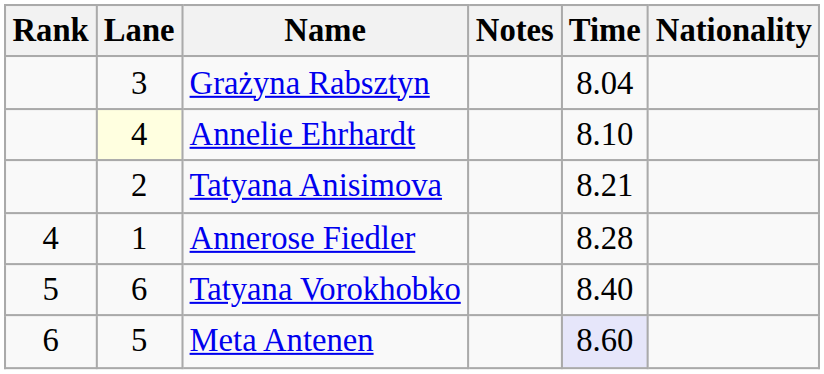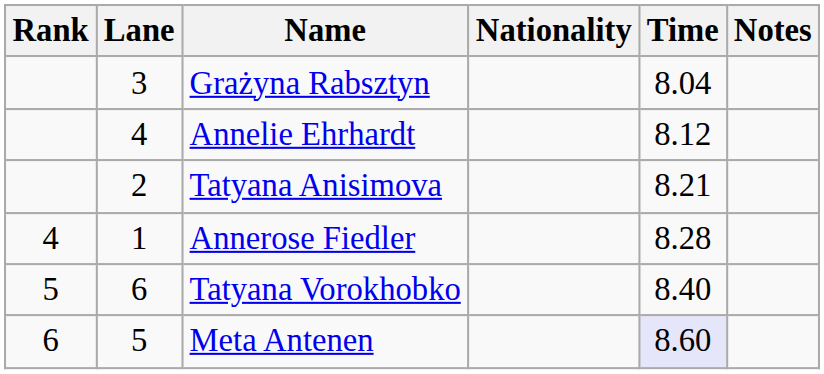columns swapped: (734, 30) <-> (515, 30)
(139, 133) lightyellow background -> (139, 133) no background
(605, 133) 8.10 -> (683, 133) 8.12
